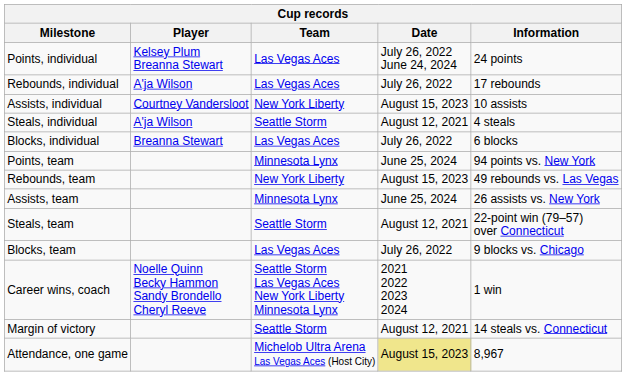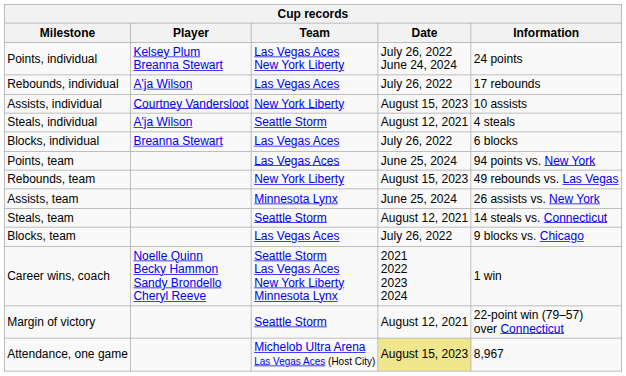(297, 58) Las Vegas Aces -> (299, 58) Las Vegas Aces New York Liberty
(296, 160) Minnesota Lynx -> (297, 160) Las Vegas Aces
(528, 224) 22-point win (79–57) over Connecticut -> (540, 217) 14 steals vs. Connecticut
(540, 328) 14 steals vs. Connecticut -> (528, 322) 22-point win (79–57) over Connecticut
